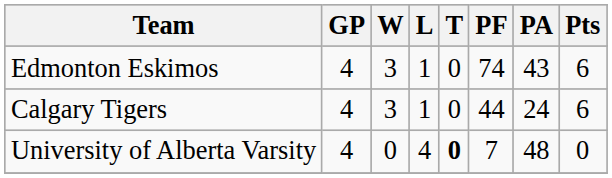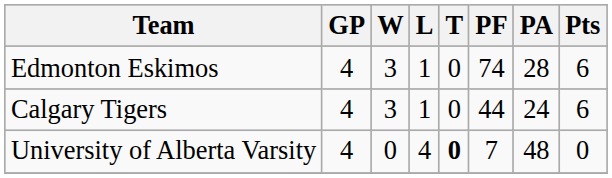(536, 67) 43 -> (536, 67) 28
